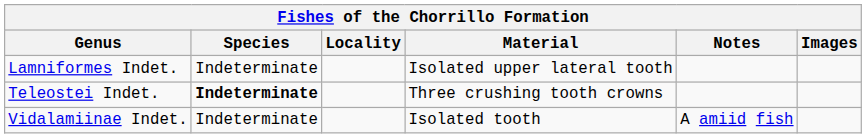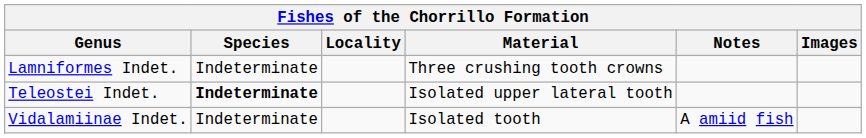(541, 69) Isolated upper lateral tooth -> (536, 69) Three crushing tooth crowns
(536, 94) Three crushing tooth crowns -> (541, 94) Isolated upper lateral tooth
